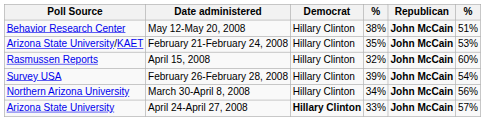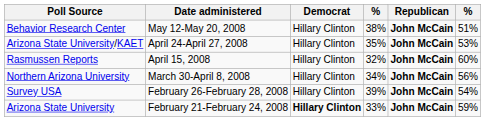(218, 44) February 21-February 24, 2008 -> (198, 44) April 24-April 27, 2008
rows swapped: (68, 92) <-> (34, 76)
(198, 108) April 24-April 27, 2008 -> (218, 108) February 21-February 24, 2008
(468, 108) 57% -> (468, 108) 59%
